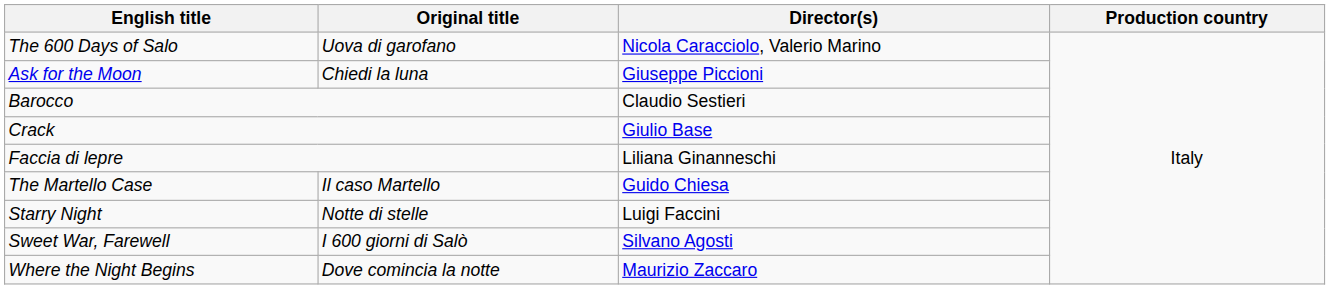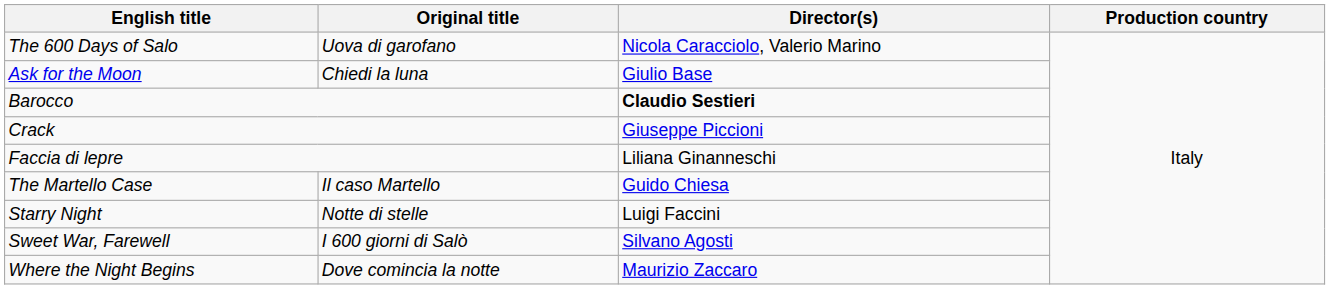(693, 74) Giuseppe Piccioni -> (667, 74) Giulio Base
(684, 102) normal -> (689, 102) bold
(667, 130) Giulio Base -> (693, 130) Giuseppe Piccioni
